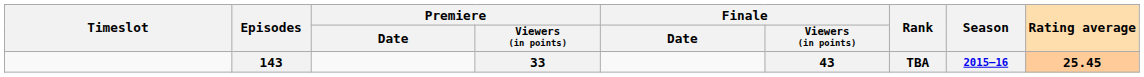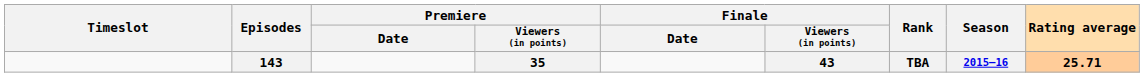(538, 62) 33 -> (538, 62) 35
(1082, 62) 25.45 -> (1082, 62) 25.71
